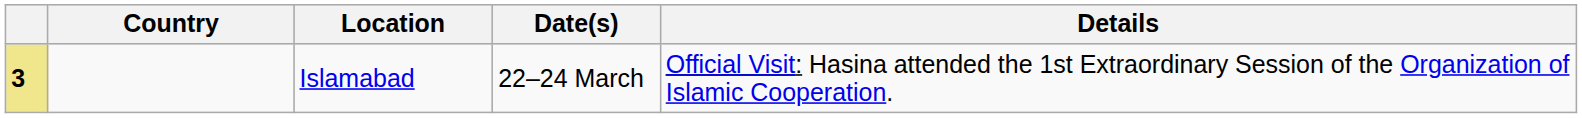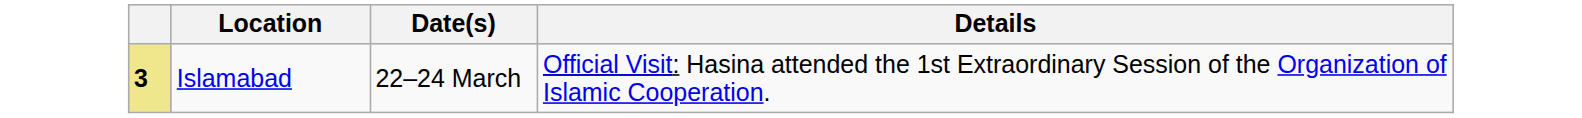- column: (171, 24)
